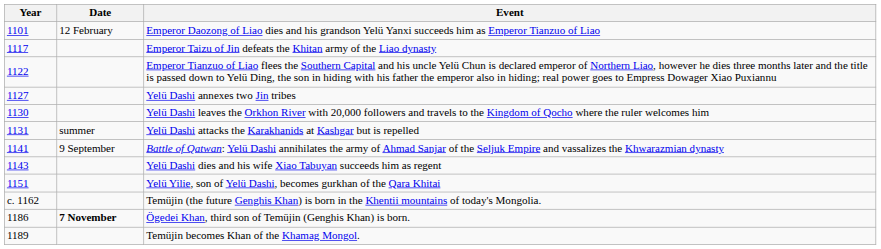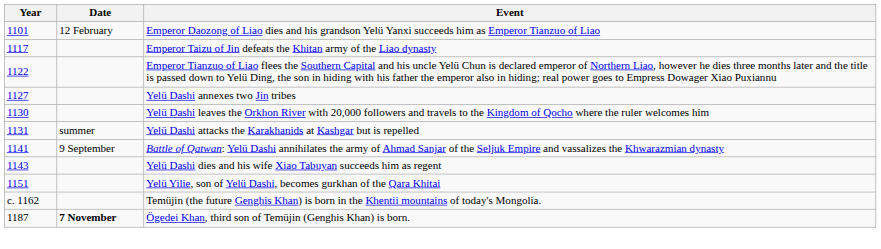(18, 218) 1186 -> (18, 218) 1187
- row: (253, 235)
